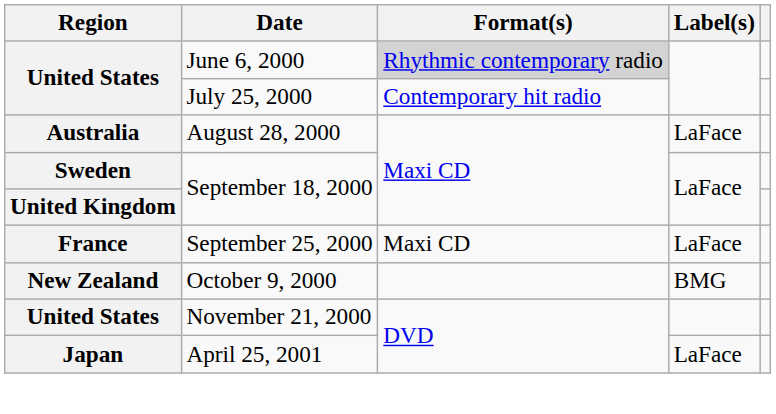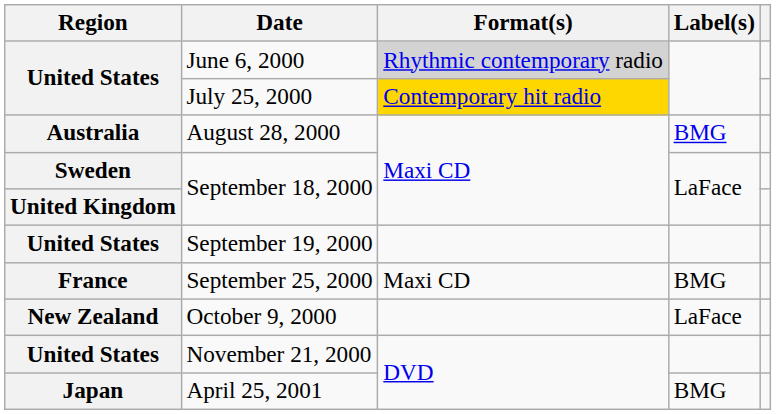(492, 96) no background -> (492, 96) gold background
(708, 133) LaFace -> (700, 133) BMG
+ row: (93, 243)
(708, 243) LaFace -> (700, 280) BMG
(700, 280) BMG -> (708, 317) LaFace
(708, 354) LaFace -> (700, 390) BMG
